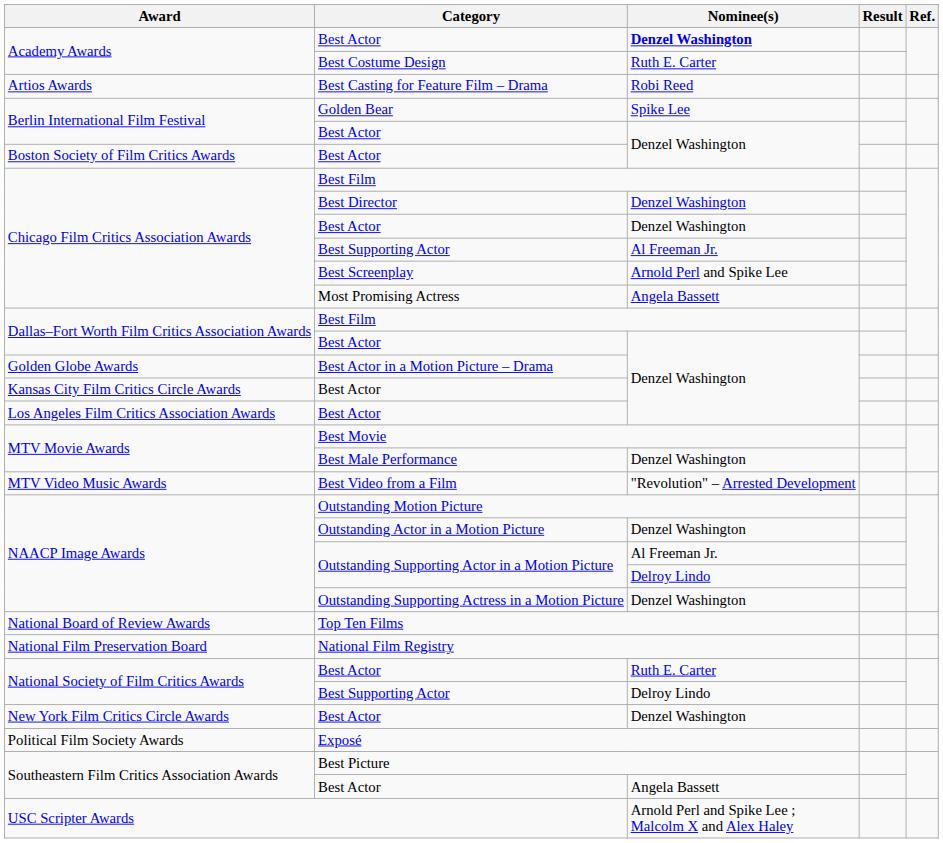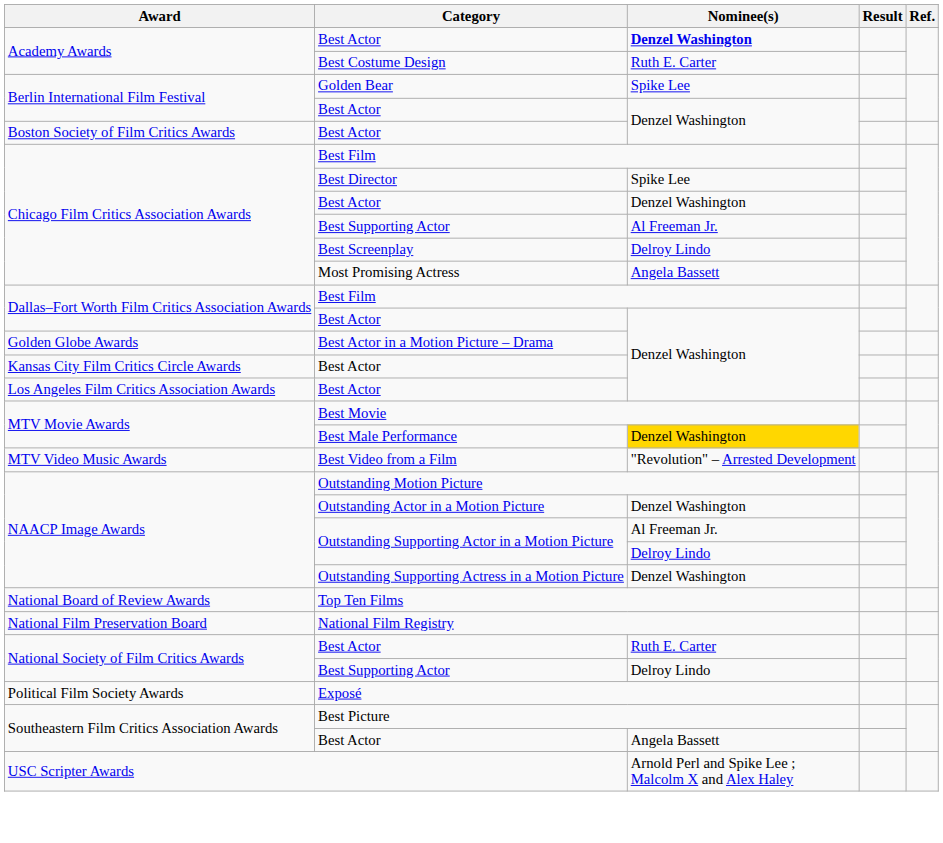- row: (50, 86)
(688, 202) Denzel Washington -> (660, 179) Spike Lee
(709, 272) Arnold Perl and Spike Lee -> (671, 249) Delroy Lindo
(688, 459) no background -> (688, 436) gold background
- row: (118, 716)
